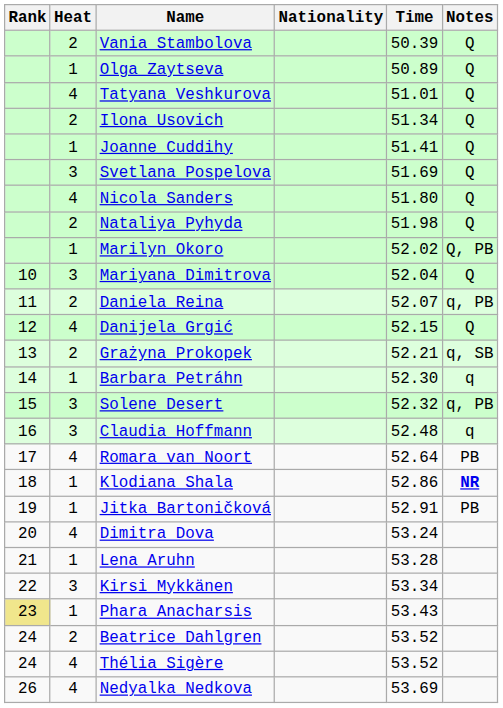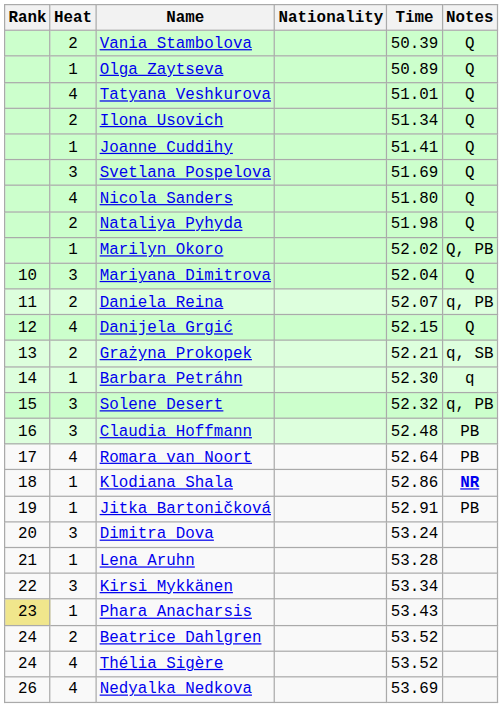(470, 431) q -> (470, 431) PB
(73, 535) 4 -> (73, 535) 3
